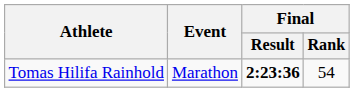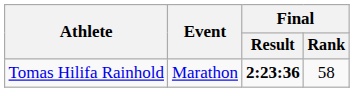(326, 73) 54 -> (326, 73) 58
